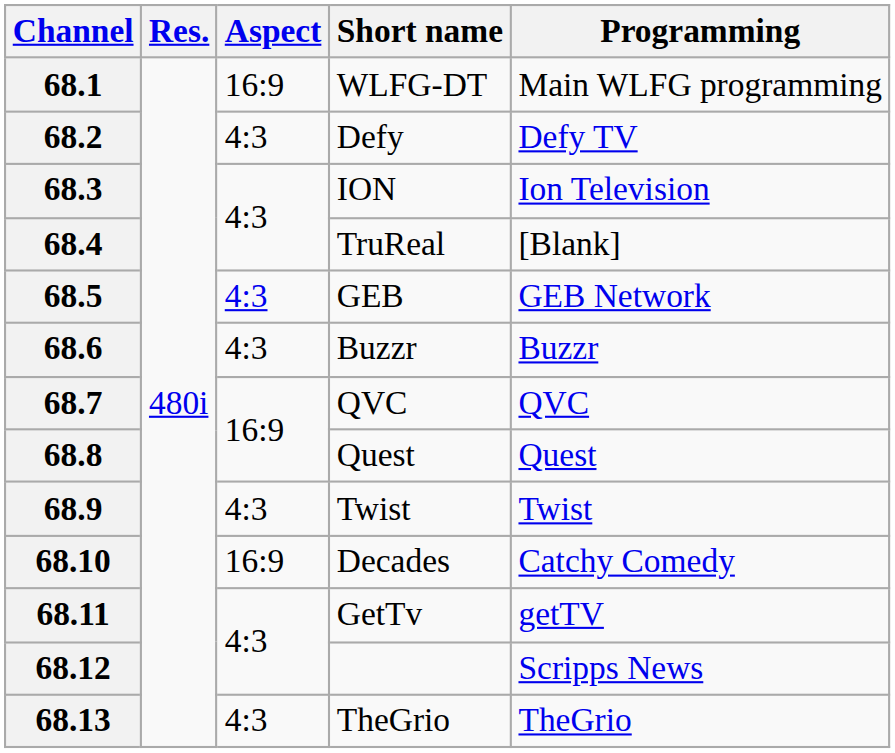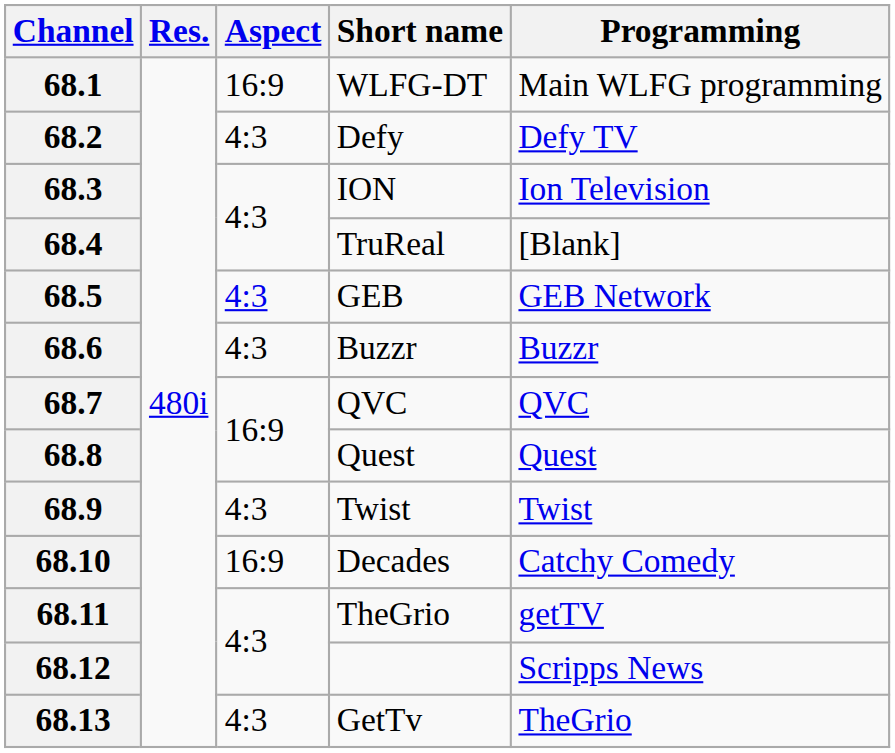(379, 614) GetTv -> (393, 614) TheGrio
(393, 720) TheGrio -> (379, 720) GetTv
